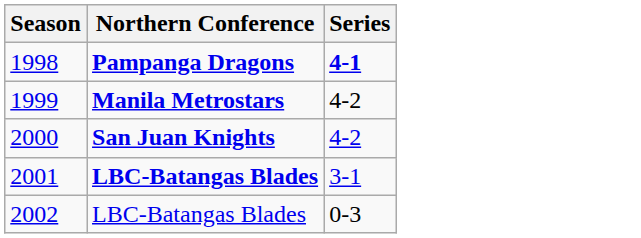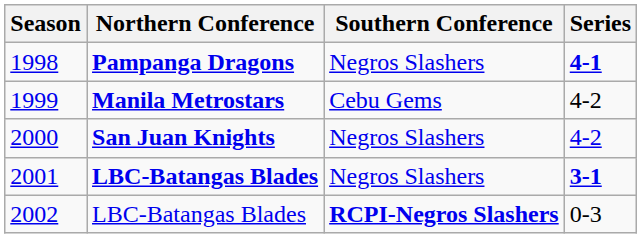+ column: (444, 23)
(345, 175) normal -> (586, 175) bold
